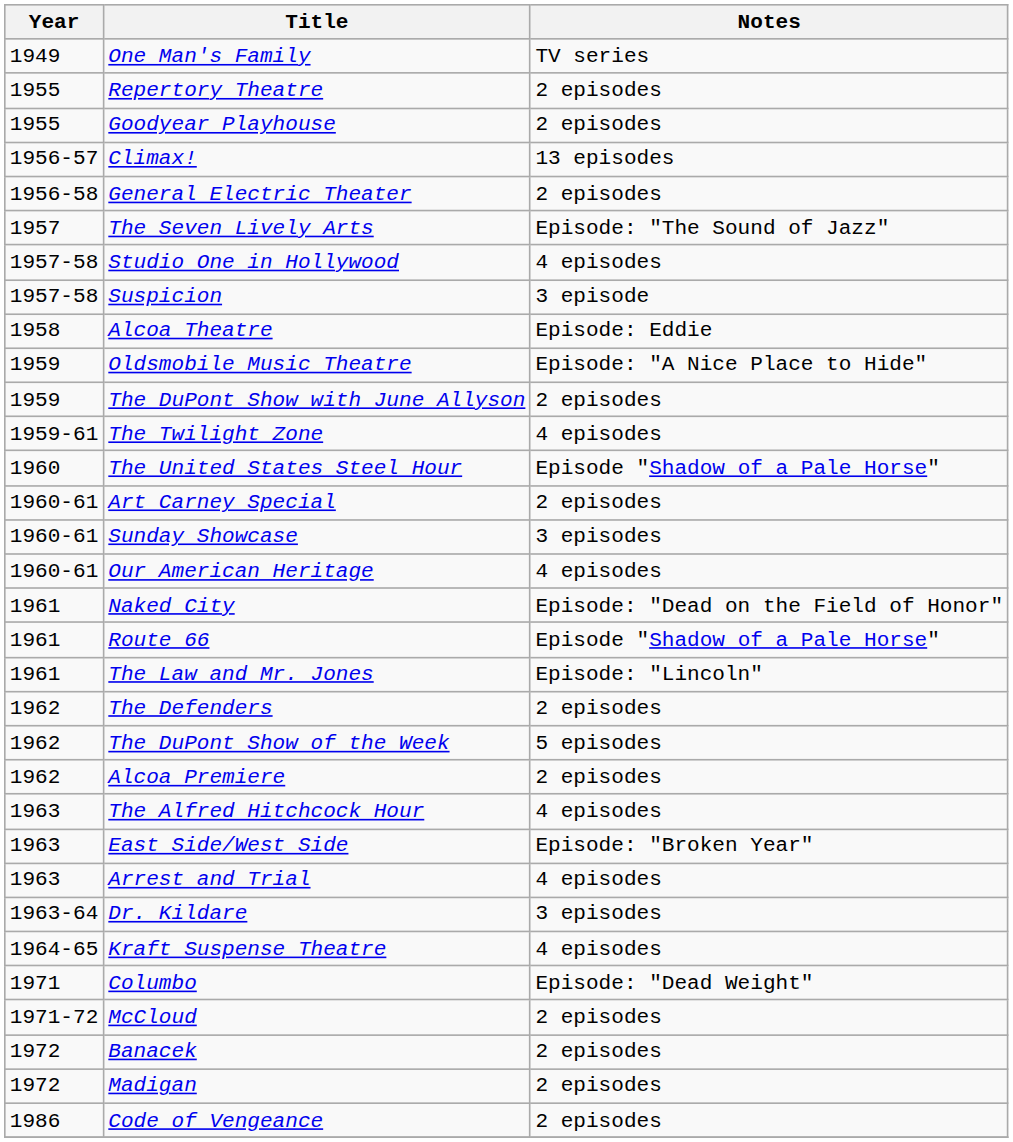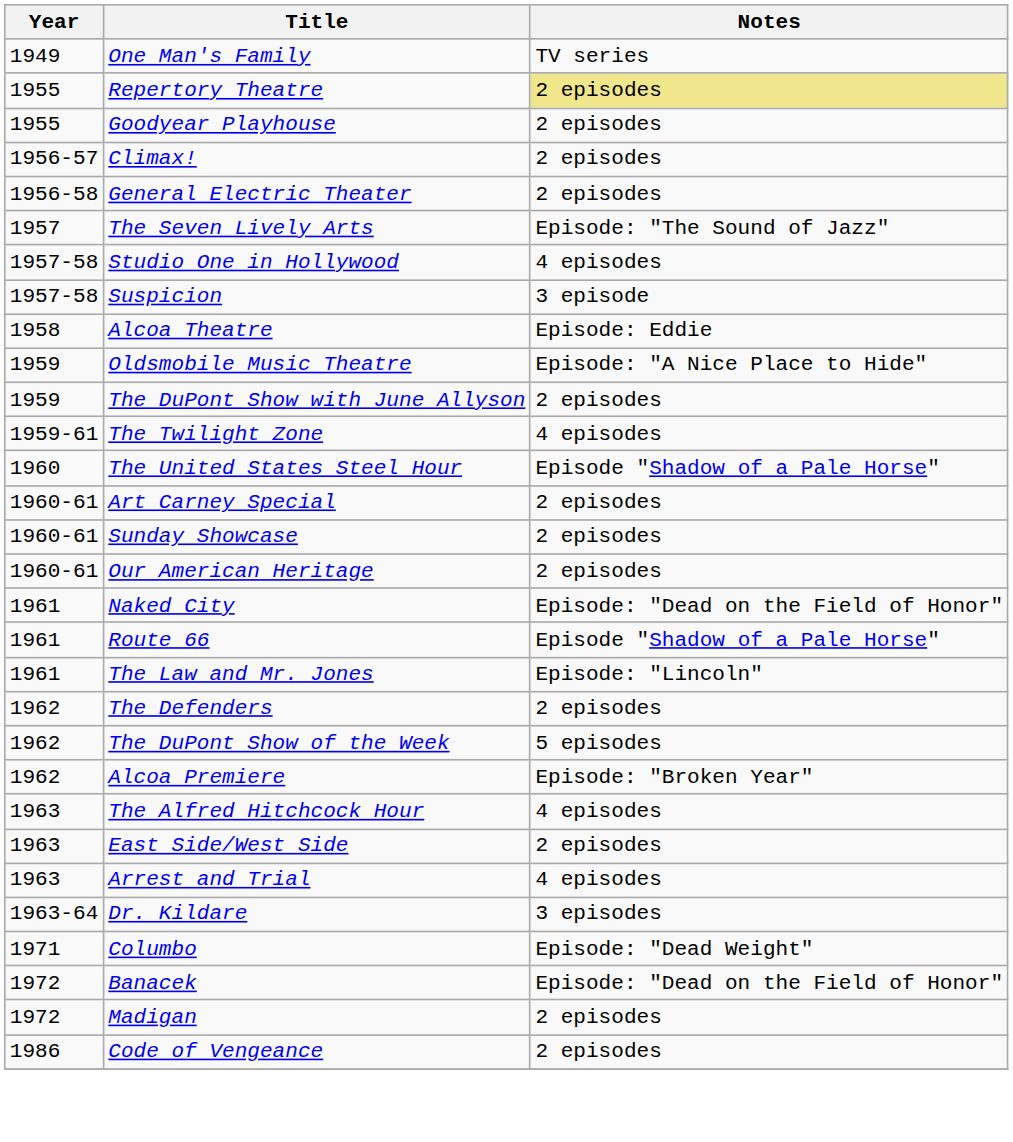(599, 91) no background -> (599, 91) khaki background
(605, 159) 13 episodes -> (599, 159) 2 episodes
(599, 537) 3 episodes -> (599, 537) 2 episodes
(599, 571) 4 episodes -> (599, 571) 2 episodes
(599, 777) 2 episodes -> (674, 777) Episode: "Broken Year"
(674, 846) Episode: "Broken Year" -> (599, 846) 2 episodes
- row: (247, 949)
- row: (153, 1017)
(599, 1052) 2 episodes -> (769, 983) Episode: "Dead on the Field of Honor"
